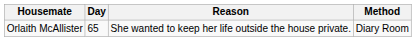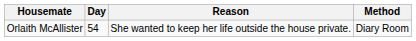(93, 28) 65 -> (93, 28) 54
